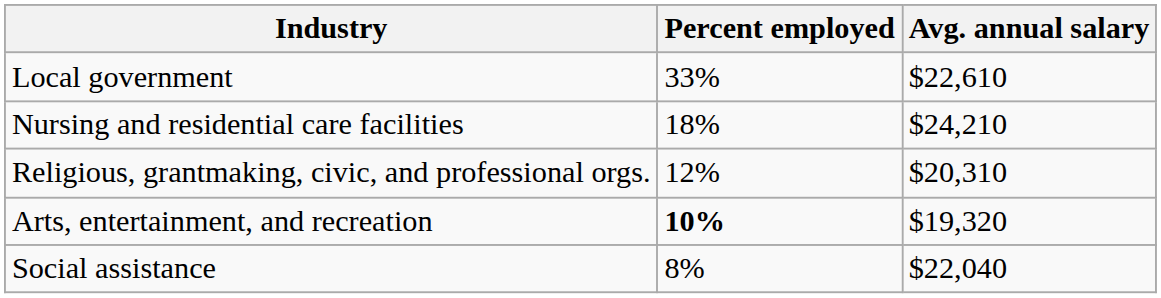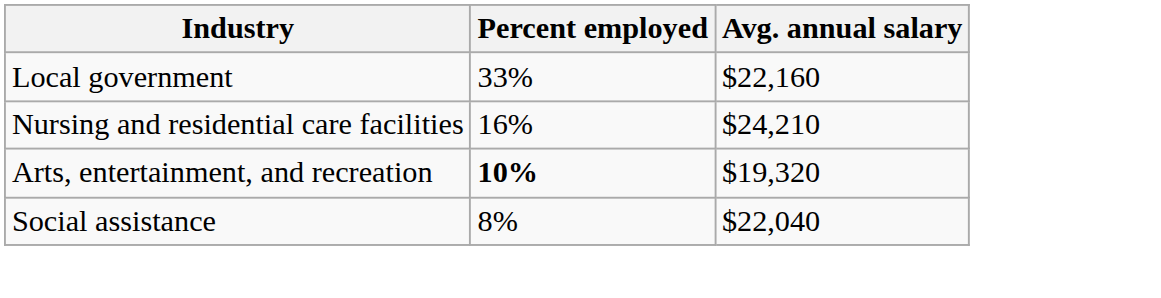(958, 76) $22,610 -> (771, 76) $22,160
(692, 124) 18% -> (505, 124) 16%
- row: (331, 172)
